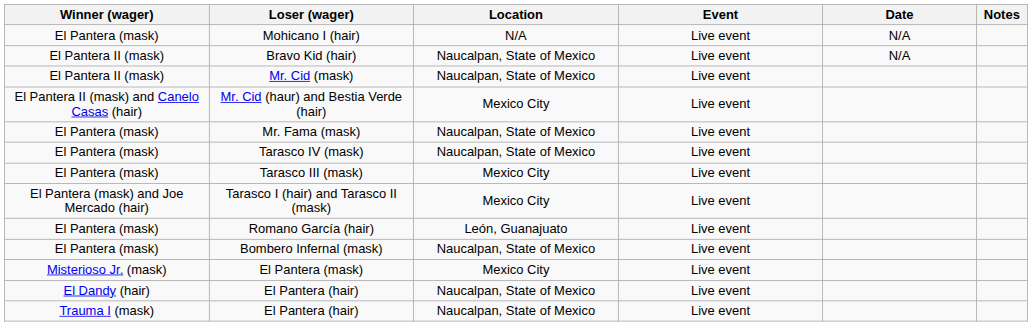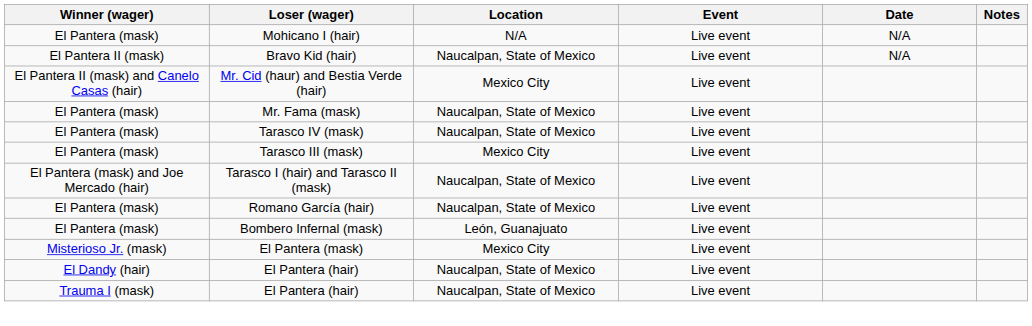- row: (107, 76)
(516, 201) Mexico City -> (516, 180) Naucalpan, State of Mexico
(516, 228) León, Guanajuato -> (516, 208) Naucalpan, State of Mexico
(516, 249) Naucalpan, State of Mexico -> (516, 228) León, Guanajuato
